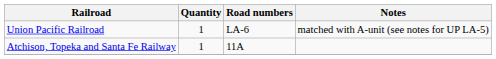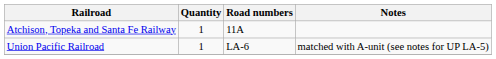rows swapped: (91, 46) <-> (55, 29)
